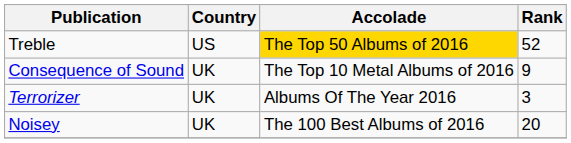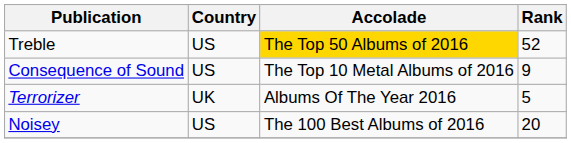(203, 71) UK -> (203, 71) US
(526, 97) 3 -> (526, 97) 5
(203, 124) UK -> (203, 124) US
